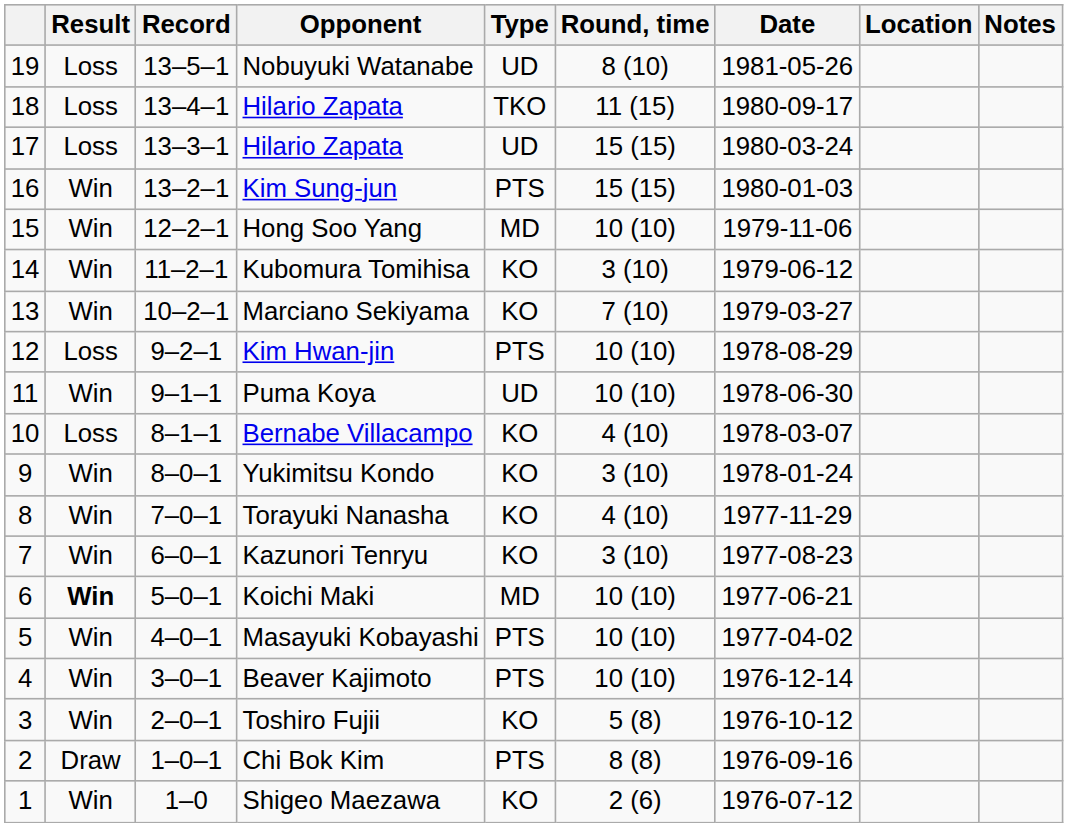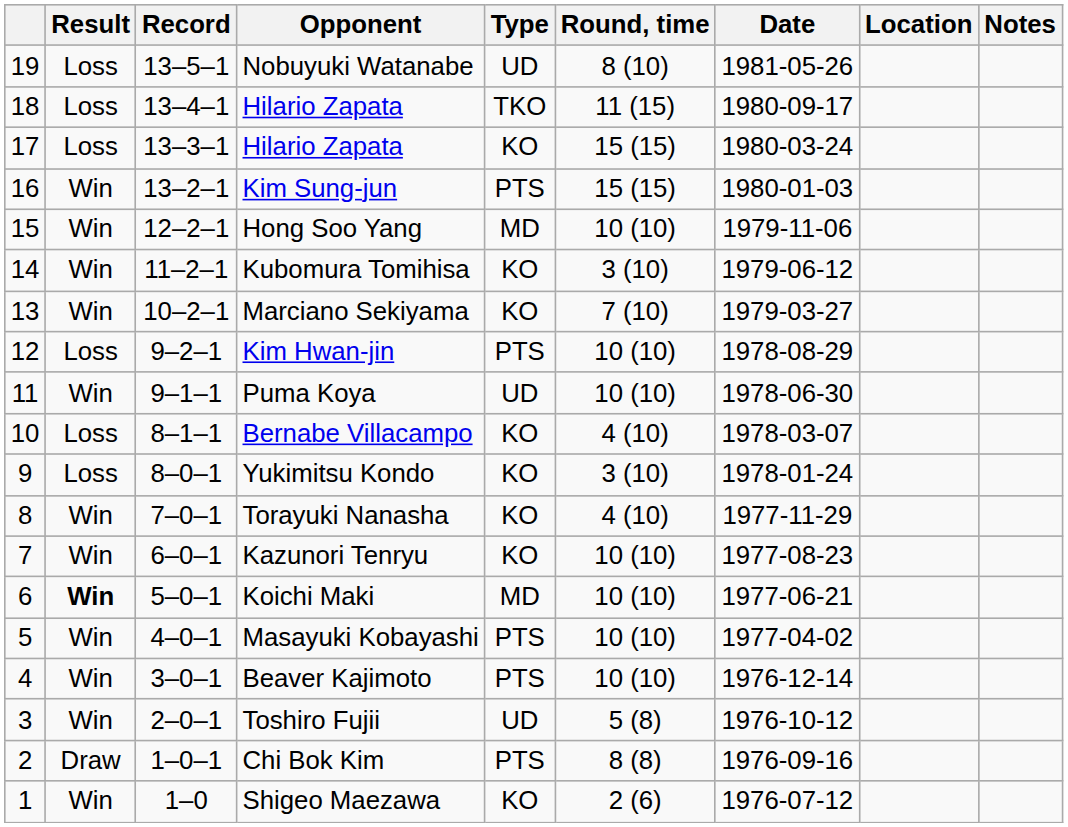(520, 147) UD -> (520, 147) KO
(91, 474) Win -> (91, 474) Loss
(635, 556) 3 (10) -> (635, 556) 10 (10)
(520, 719) KO -> (520, 719) UD
